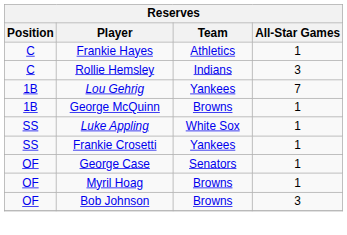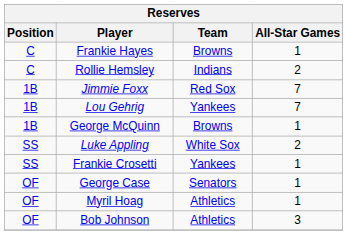(213, 51) Athletics -> (213, 51) Browns
(298, 70) 3 -> (298, 70) 2
+ row: (115, 88)
(298, 126) 1 -> (298, 145) 2
(213, 182) Browns -> (213, 201) Athletics
(213, 201) Browns -> (213, 220) Athletics
